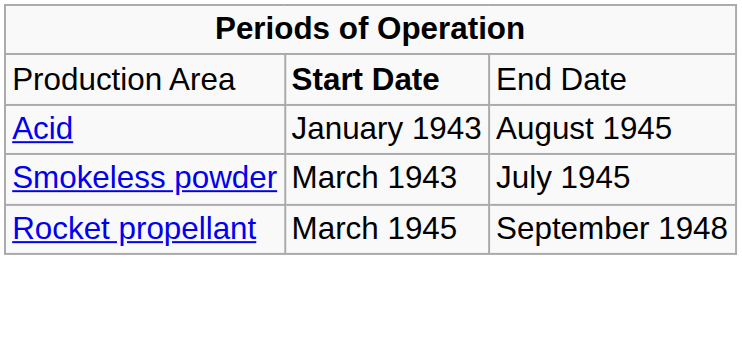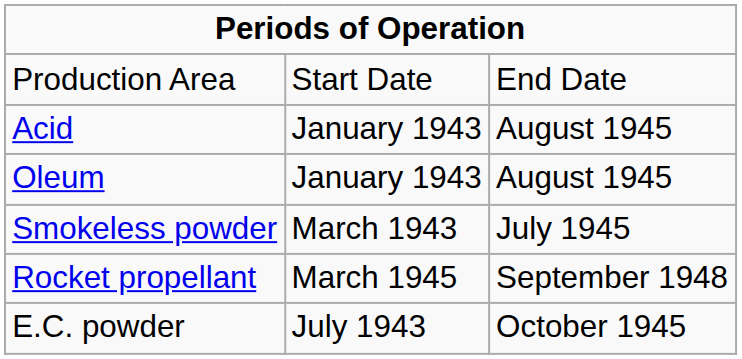(366, 79) bold -> (362, 79) normal
+ row: (58, 178)
+ row: (98, 327)
